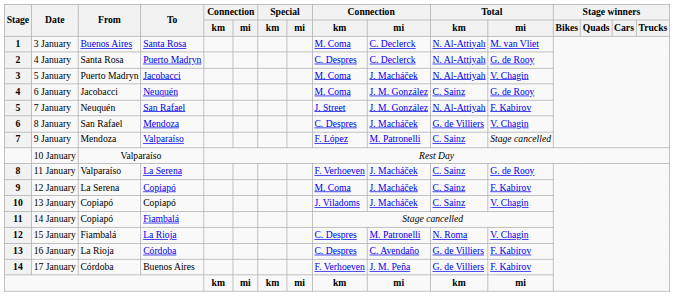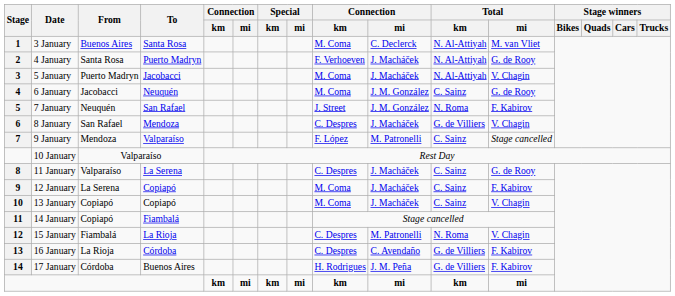(336, 59) C. Despres -> (340, 59) F. Verhoeven
(393, 59) C. Declerck -> (395, 59) J. Macháček
(459, 107) N. Al-Attiyah -> (451, 107) N. Roma
(340, 171) F. Verhoeven -> (336, 171) C. Despres
(337, 203) J. Viladoms -> (333, 203) M. Coma
(340, 266) F. Verhoeven -> (340, 266) H. Rodrigues
